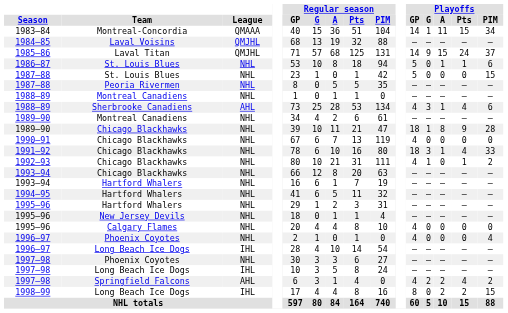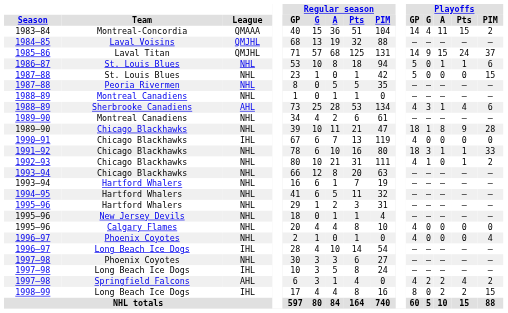(429, 31) 1 -> (429, 31) 4
(490, 31) 34 -> (490, 31) 2
(247, 140) NHL -> (247, 140) IHL
(464, 151) 4 -> (464, 151) 1
